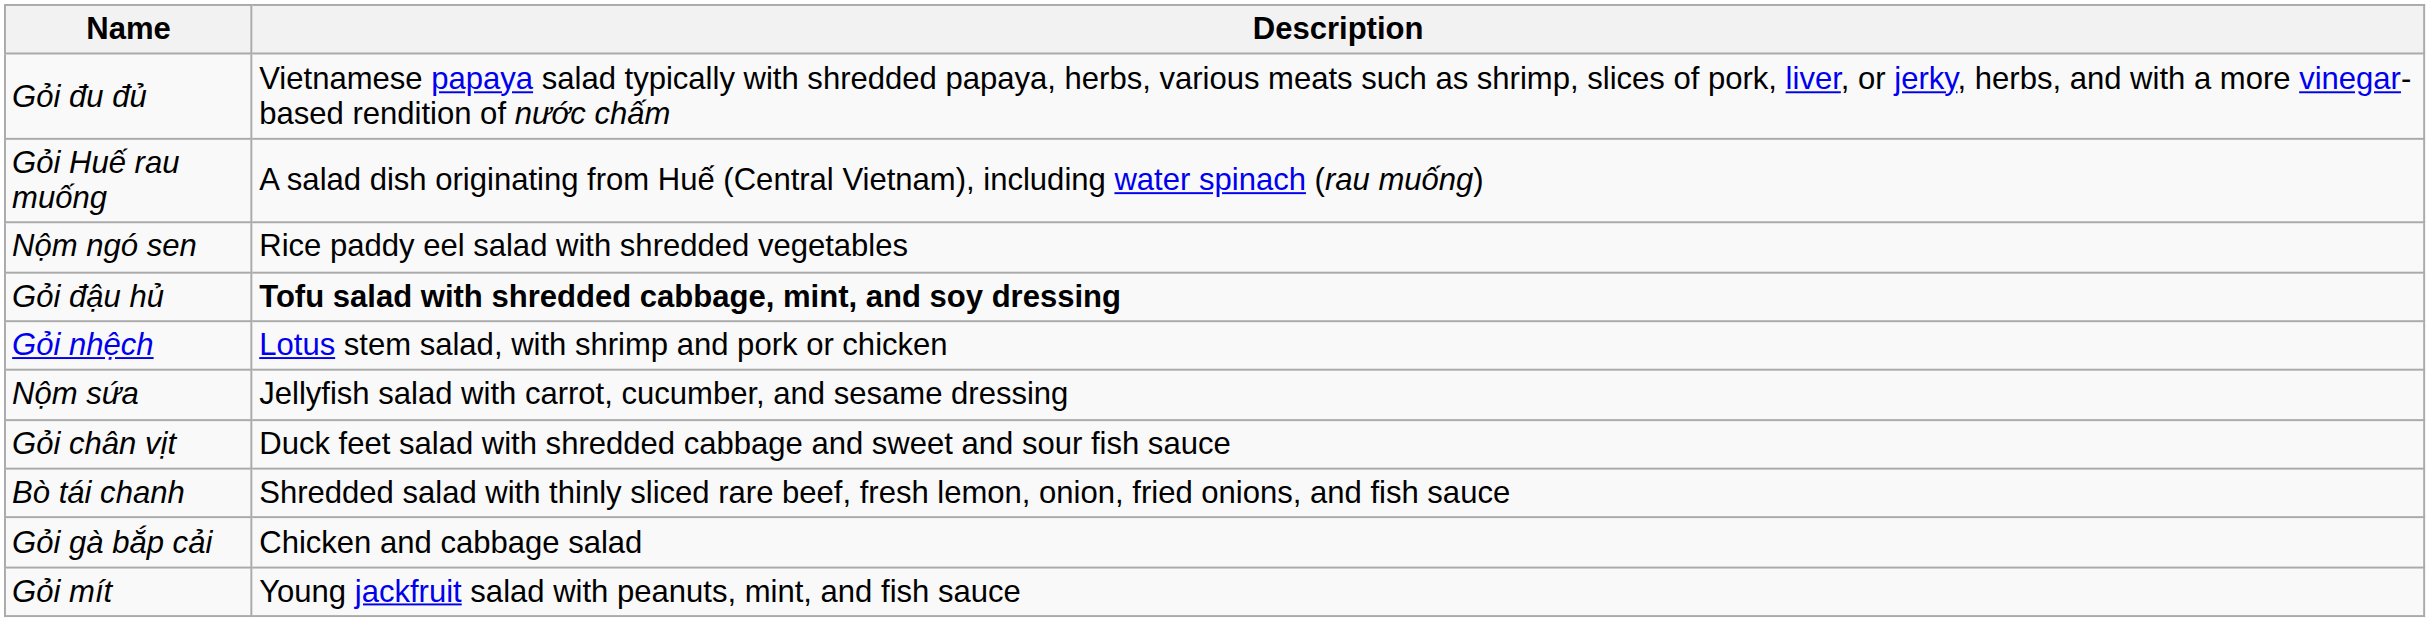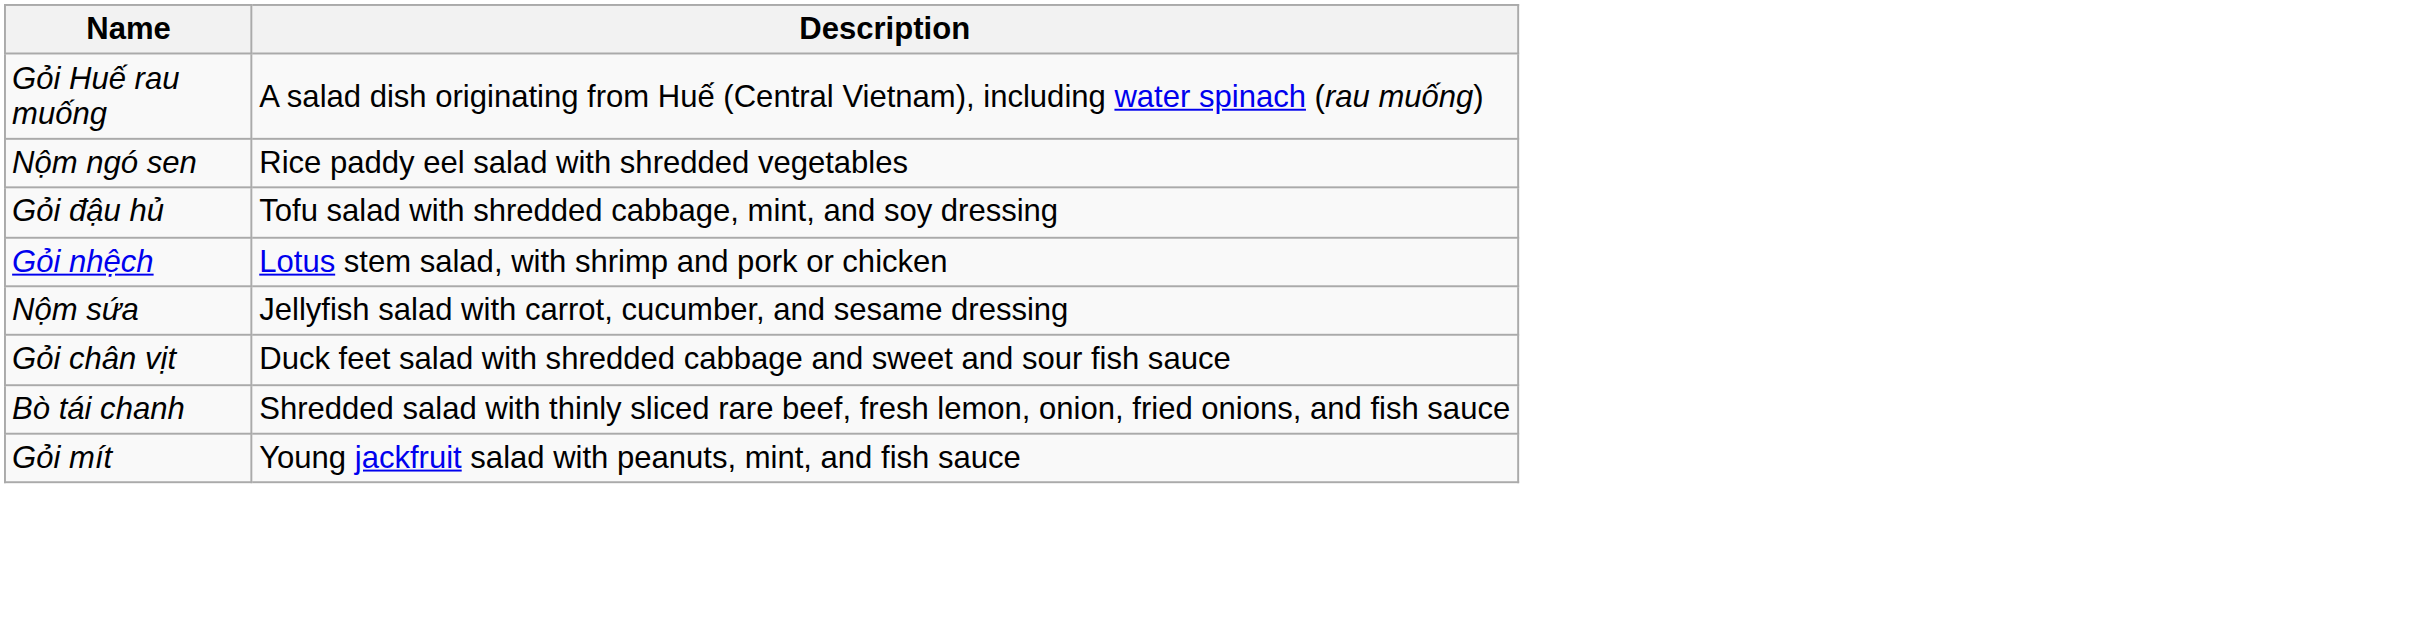- row: (79, 95)
(690, 295) bold -> (659, 211) normal
- row: (112, 542)
